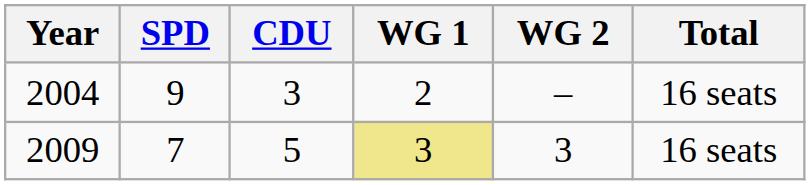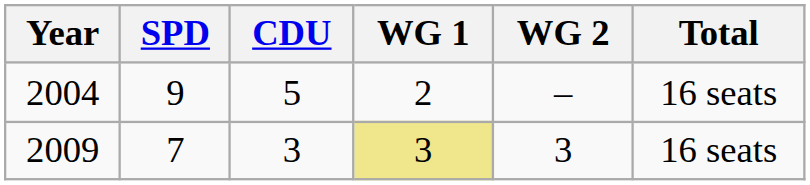(292, 91) 3 -> (292, 91) 5
(292, 149) 5 -> (292, 149) 3
